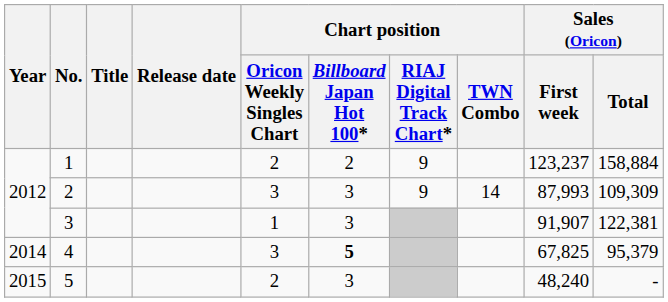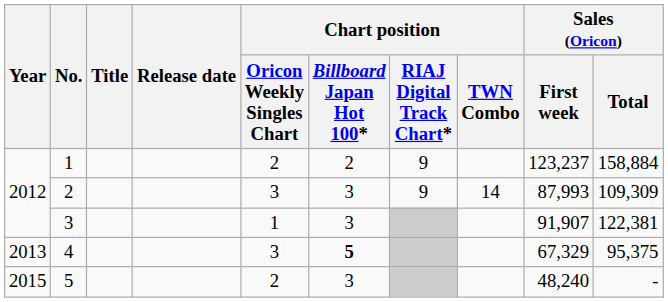(28, 252) 2014 -> (28, 252) 2013
(563, 252) 67,825 -> (563, 252) 67,329
(633, 252) 95,379 -> (633, 252) 95,375
